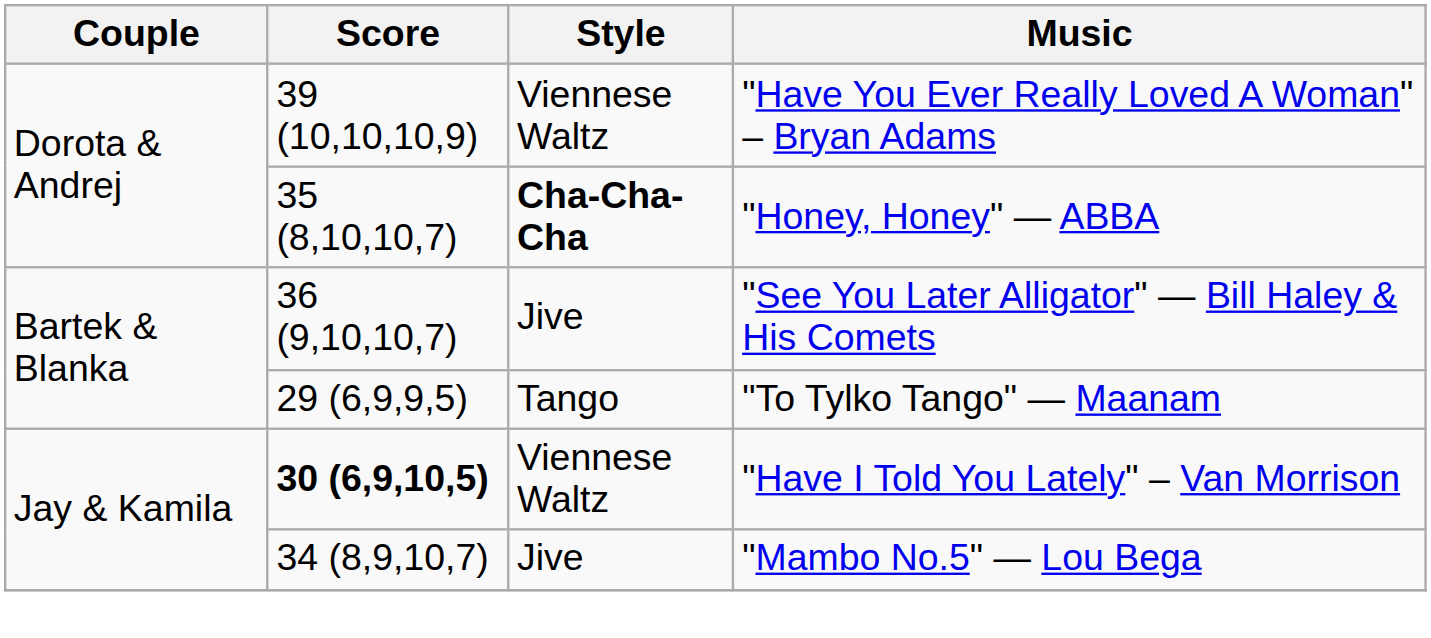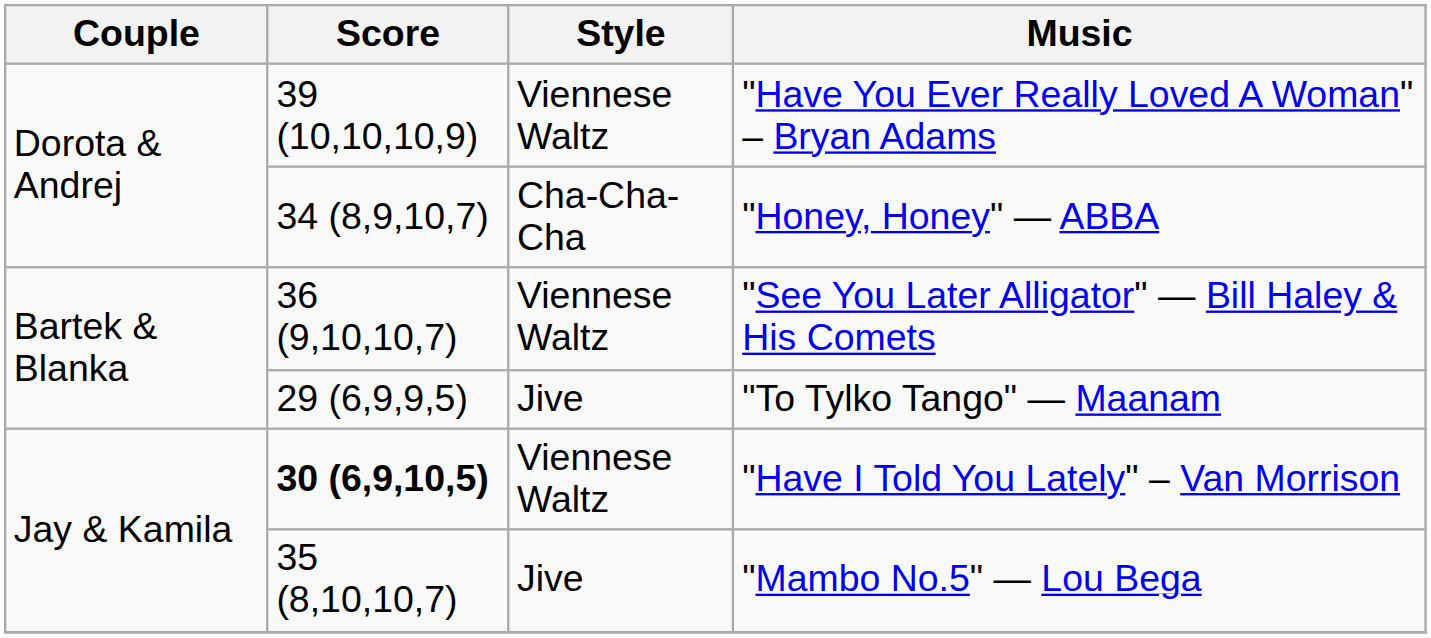(367, 216) 35 (8,10,10,7) -> (383, 216) 34 (8,9,10,7)
(600, 216) bold -> (598, 216) normal
(550, 317) Jive -> (595, 317) Viennese Waltz
(568, 398) Tango -> (550, 398) Jive
(383, 558) 34 (8,9,10,7) -> (367, 579) 35 (8,10,10,7)
